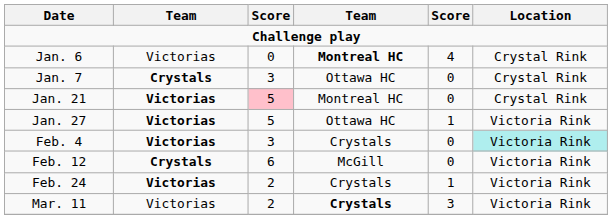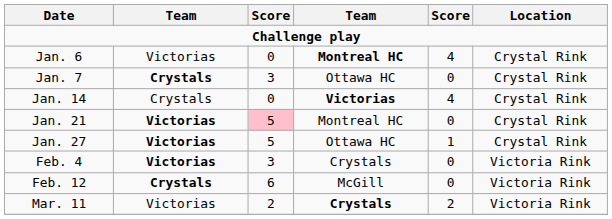+ row: (59, 99)
(540, 120) Victoria Rink -> (540, 141) Crystal Rink
(540, 141) paleturquoise background -> (540, 162) no background
- row: (59, 183)
(451, 204) 3 -> (451, 204) 2
